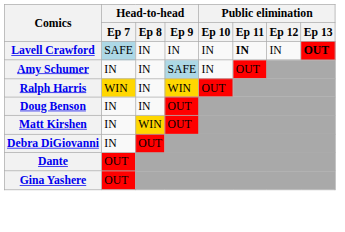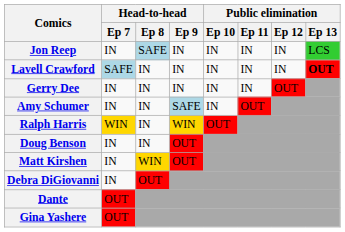+ row: (53, 50)
(242, 50) bold -> (247, 69) normal
+ row: (53, 87)
